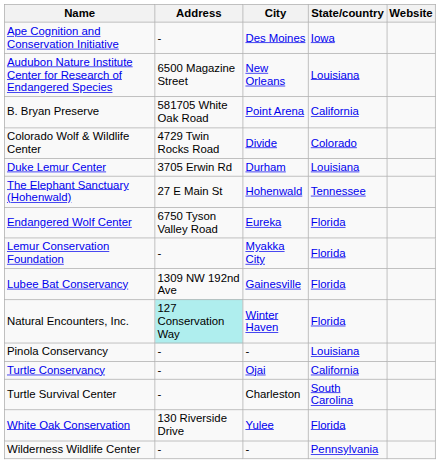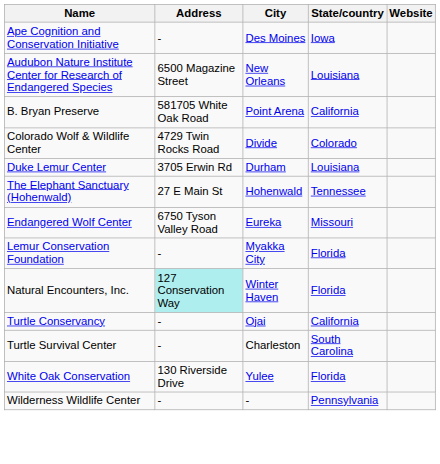(328, 222) Florida -> (332, 222) Missouri
- row: (68, 284)
- row: (57, 352)
